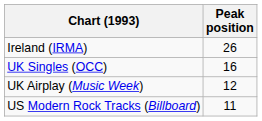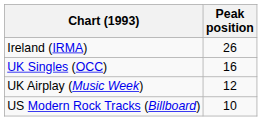(230, 106) 11 -> (230, 106) 10
